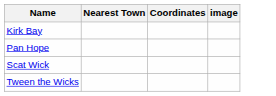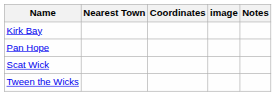+ column: (255, 13)
